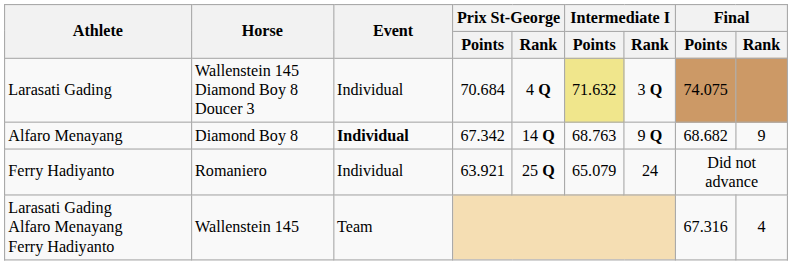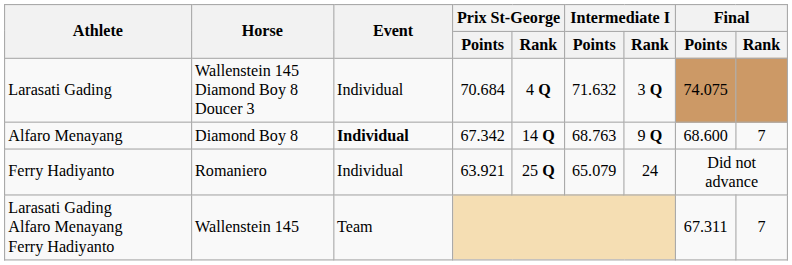(594, 90) khaki background -> (594, 90) no background
(706, 136) 68.682 -> (706, 136) 68.600
(761, 136) 9 -> (761, 136) 7
(706, 227) 67.316 -> (706, 227) 67.311
(761, 227) 4 -> (761, 227) 7
